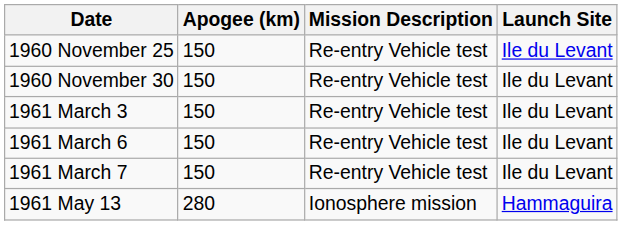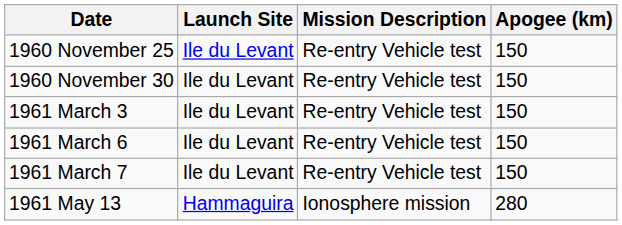columns swapped: (557, 19) <-> (241, 19)
